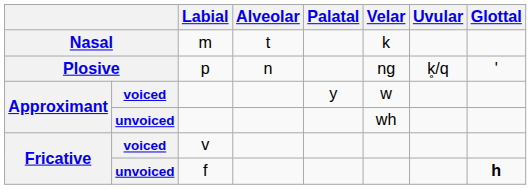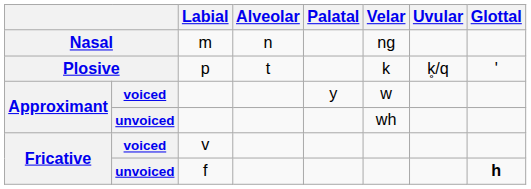(268, 42) t -> (268, 42) n
(386, 42) k -> (386, 42) ng
(268, 68) n -> (268, 68) t
(386, 68) ng -> (386, 68) k
